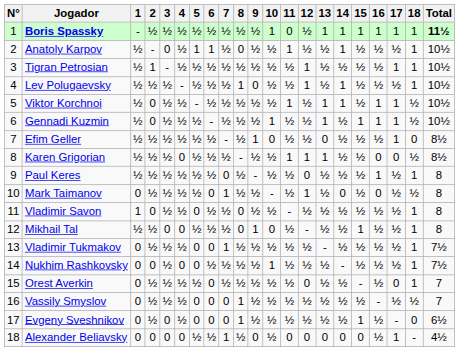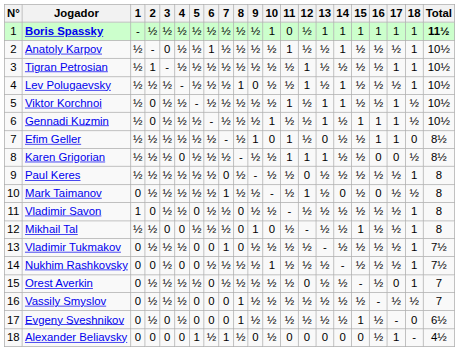(197, 49) 1 -> (197, 49) ½
(241, 49) 0 -> (241, 49) ½
(378, 103) 1 -> (378, 103) ½
(289, 139) ½ -> (289, 139) 1
(378, 139) ½ -> (378, 139) 1
(378, 175) 1 -> (378, 175) ½
(211, 193) 0 -> (211, 193) ½
(241, 247) ½ -> (241, 247) 0
(197, 337) ½ -> (197, 337) 1
